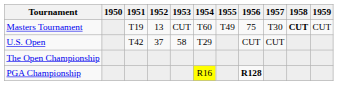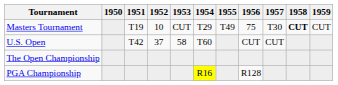(159, 27) 13 -> (159, 27) 10
(205, 27) T60 -> (205, 27) T29
(205, 42) T29 -> (205, 42) T60
(251, 73) bold -> (251, 73) normal
